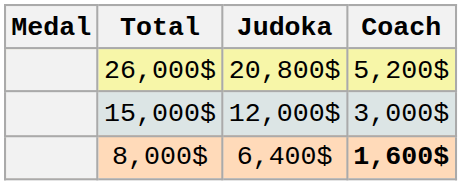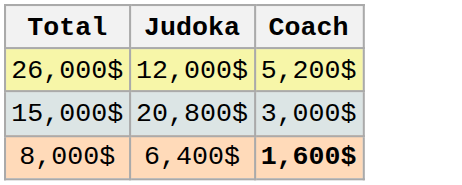- column: (51, 27)
(285, 70) 20,800$ -> (192, 70) 12,000$
(285, 114) 12,000$ -> (192, 114) 20,800$
